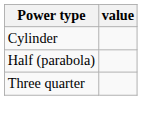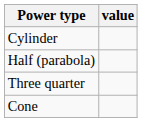+ row: (23, 106)
